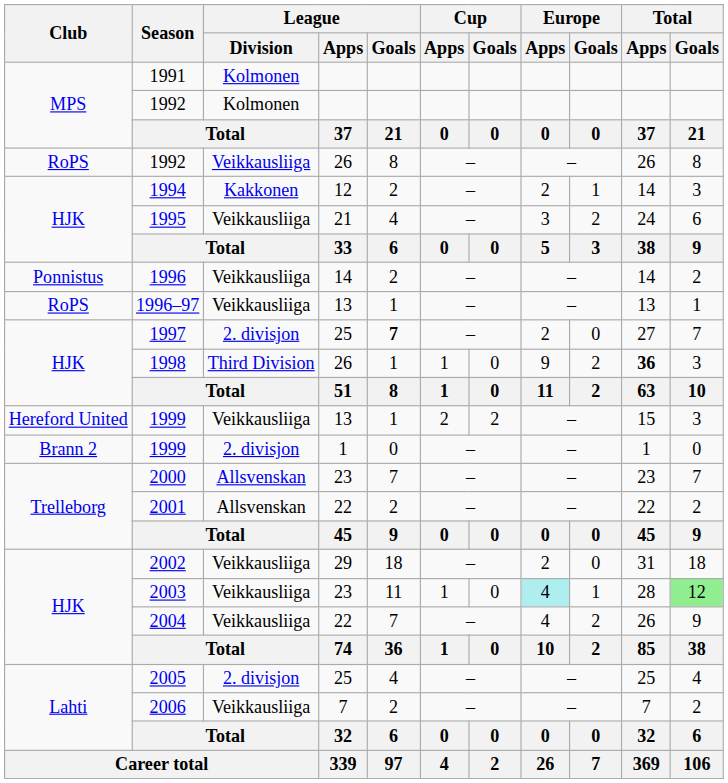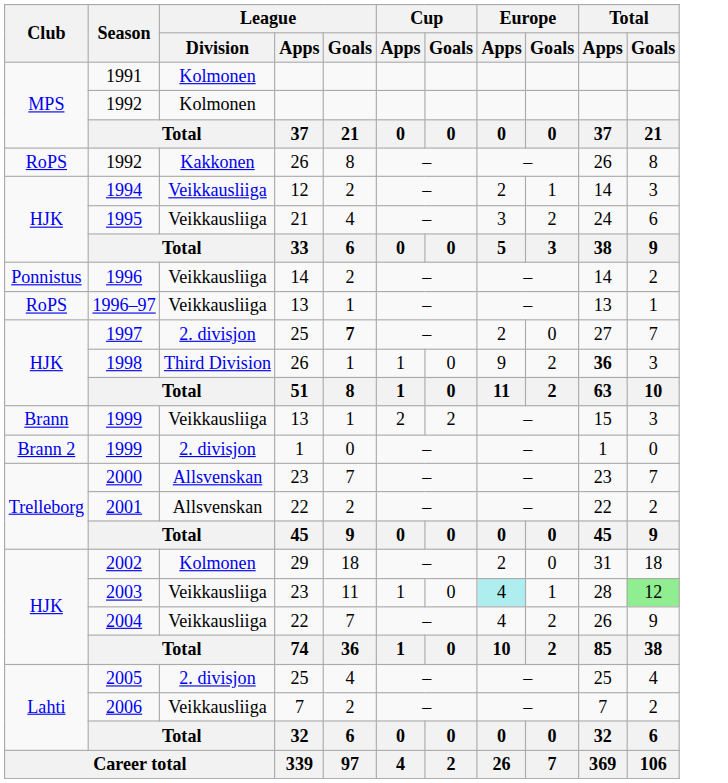(261, 162) Veikkausliiga -> (218, 162) Kakkonen
(261, 190) Kakkonen -> (217, 190) Veikkausliiga
(68, 420) Hereford United -> (46, 420) Brann
(261, 563) Veikkausliiga -> (218, 563) Kolmonen
